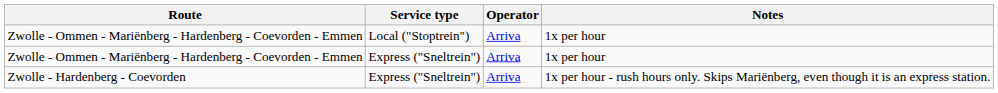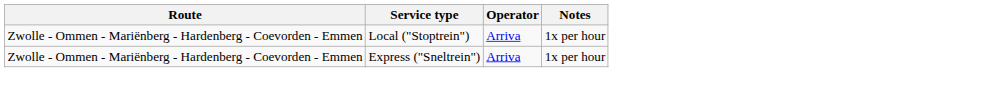- row: (97, 77)
